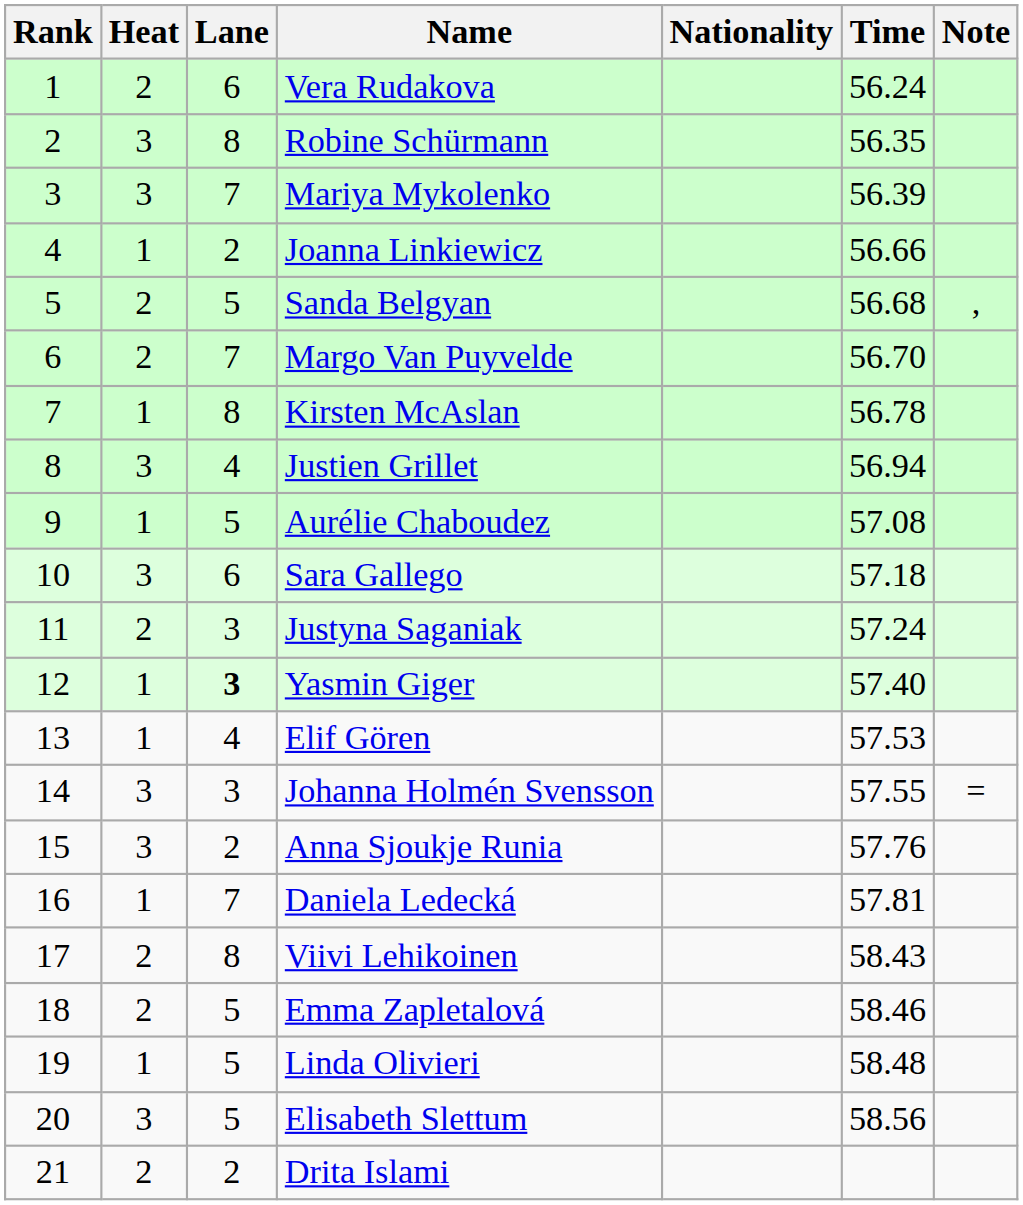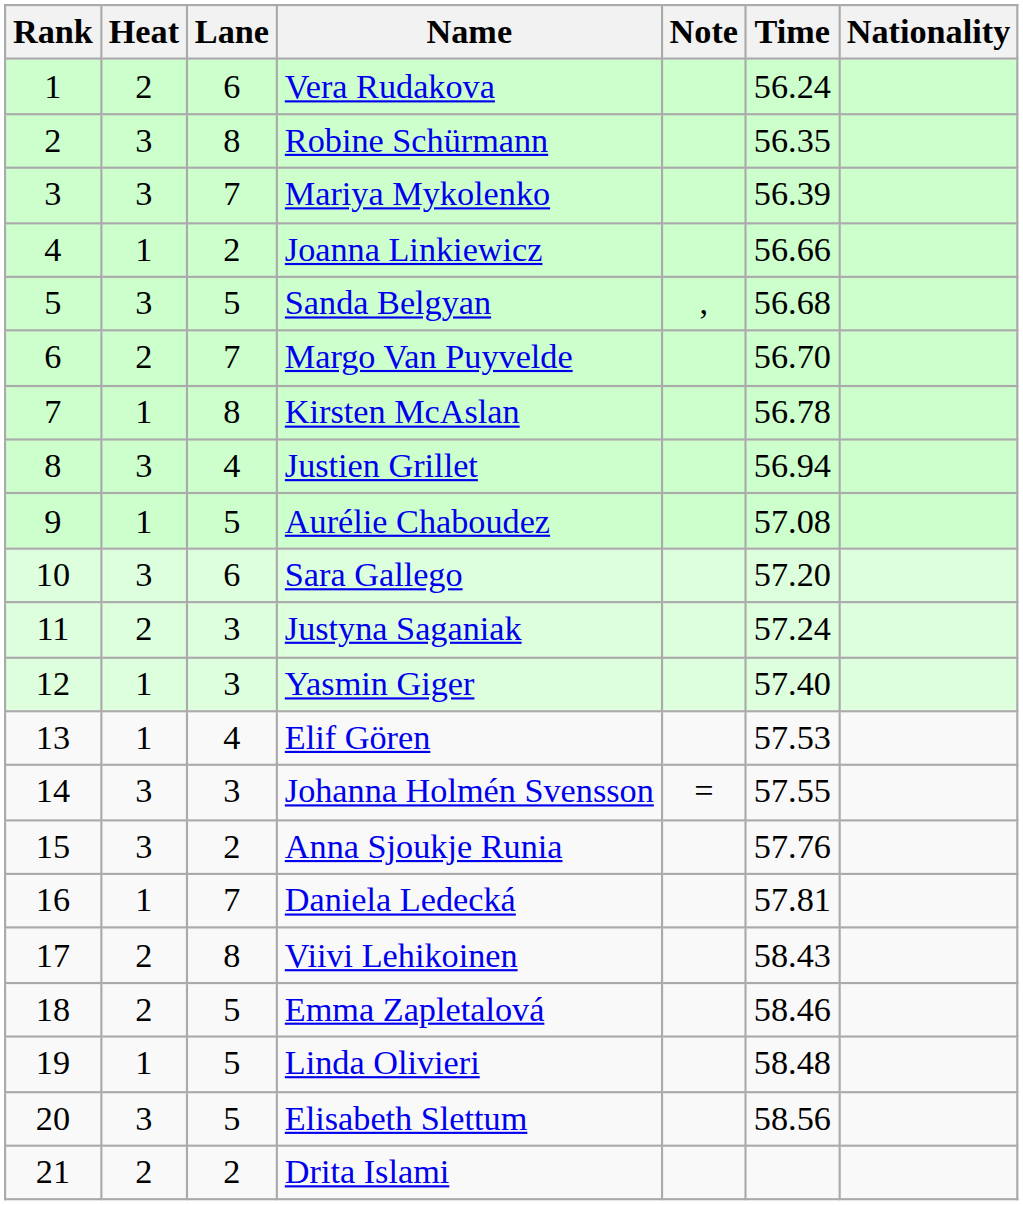columns swapped: (751, 31) <-> (976, 31)
(144, 303) 2 -> (144, 303) 3
(888, 574) 57.18 -> (792, 574) 57.20
(232, 683) bold -> (232, 683) normal
